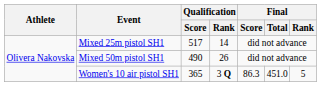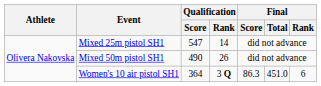(195, 43) 517 -> (195, 43) 547
(195, 74) 365 -> (195, 74) 364
(303, 74) 5 -> (303, 74) 6
